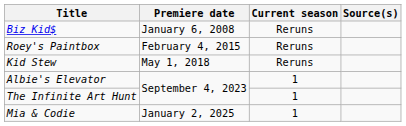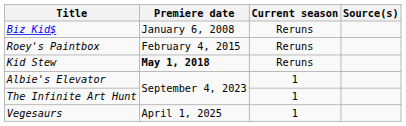(176, 63) normal -> (176, 63) bold
- row: (41, 113)
+ row: (35, 113)
